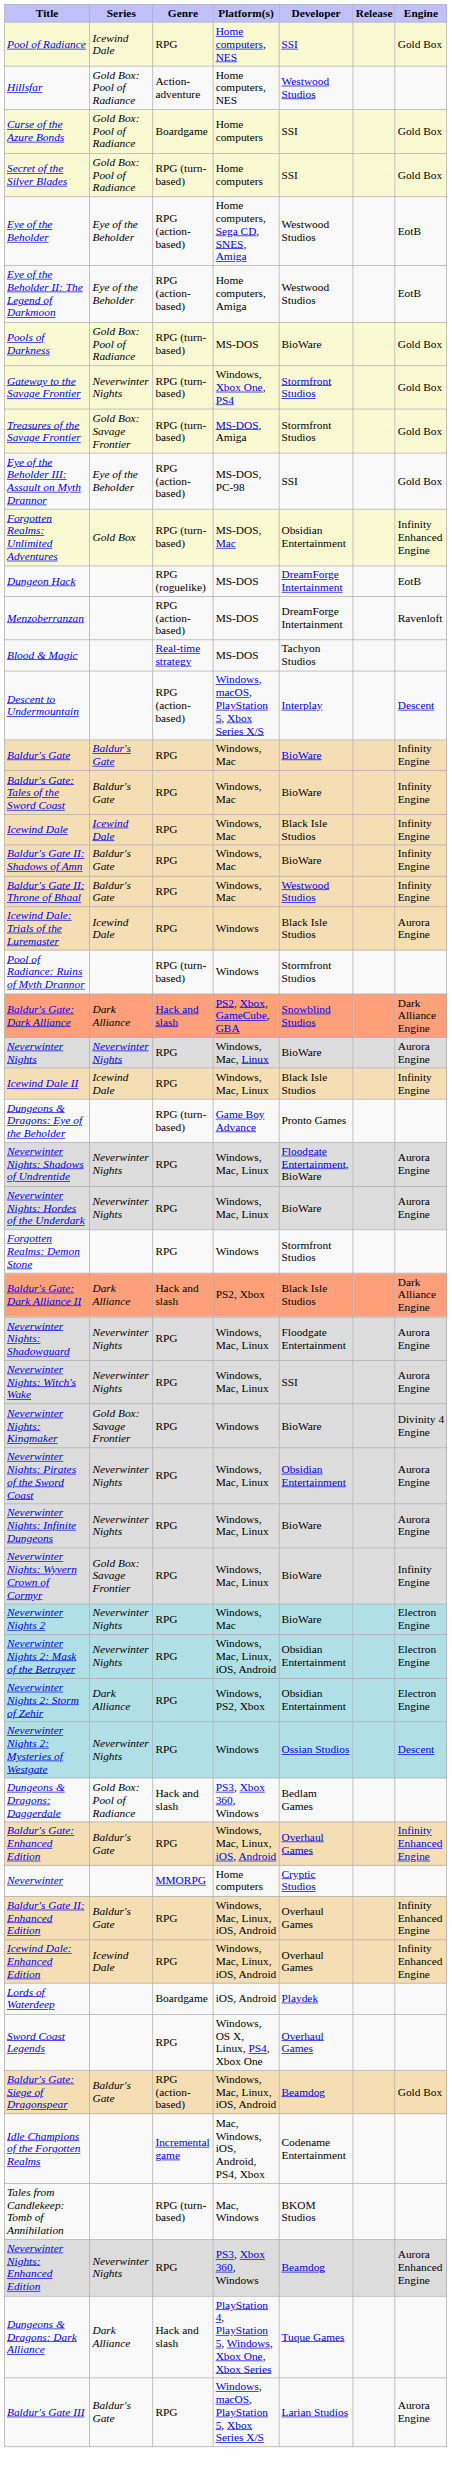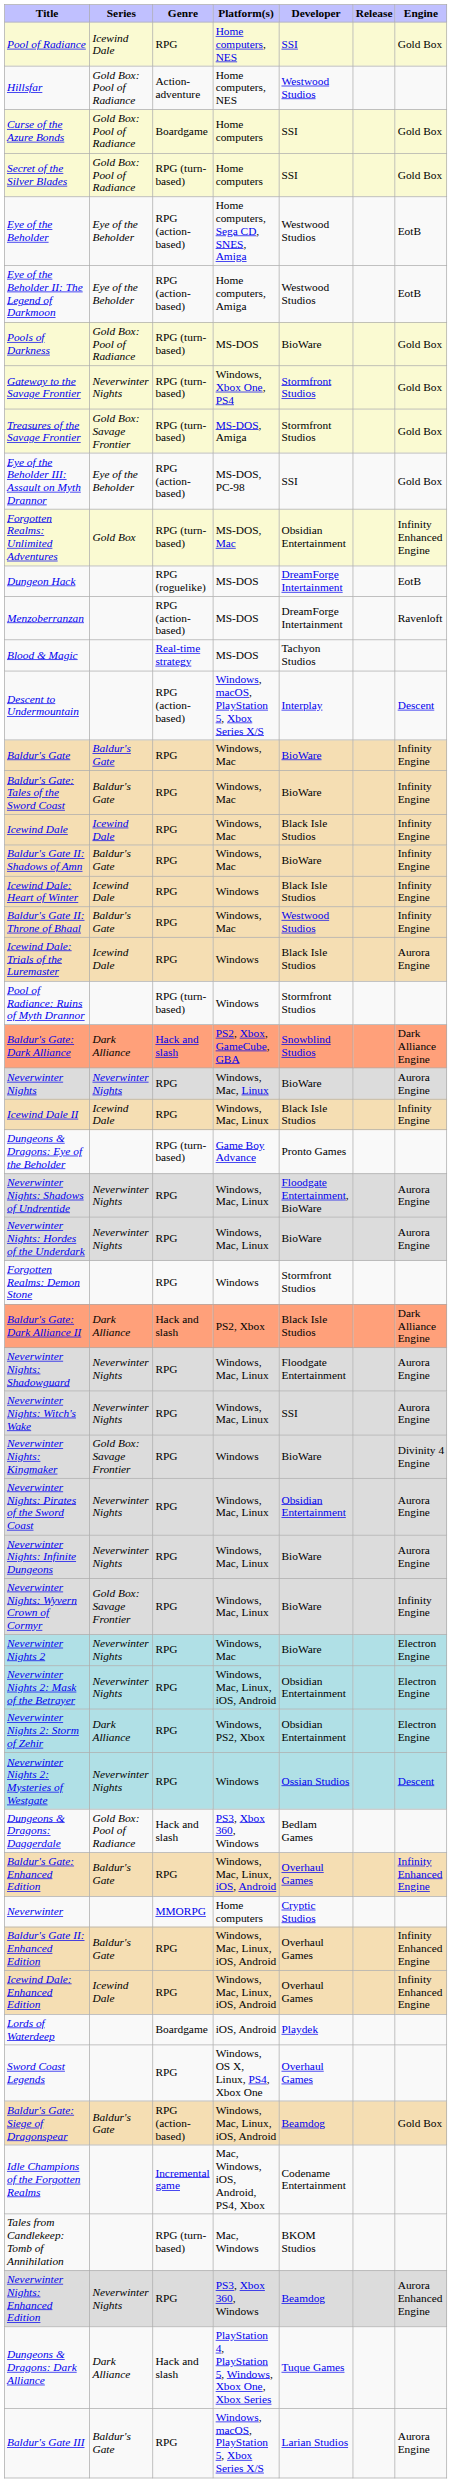+ row: (43, 891)
